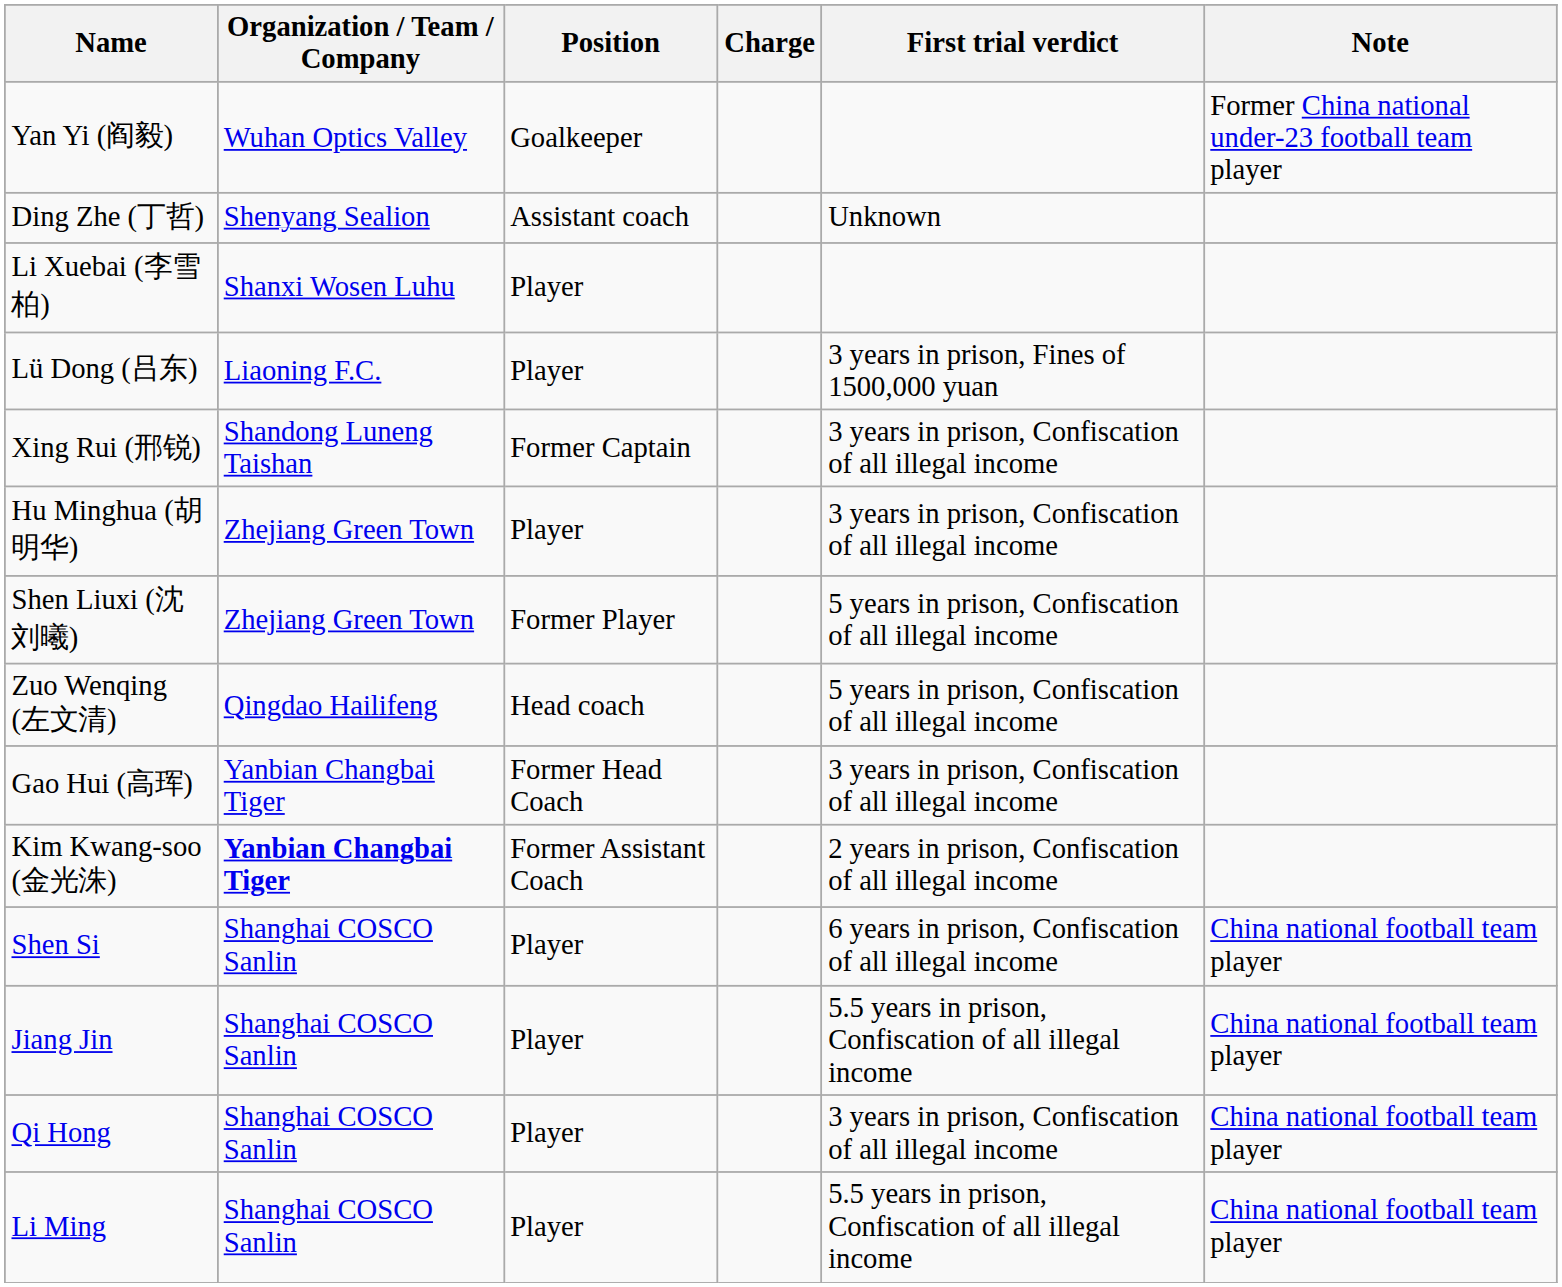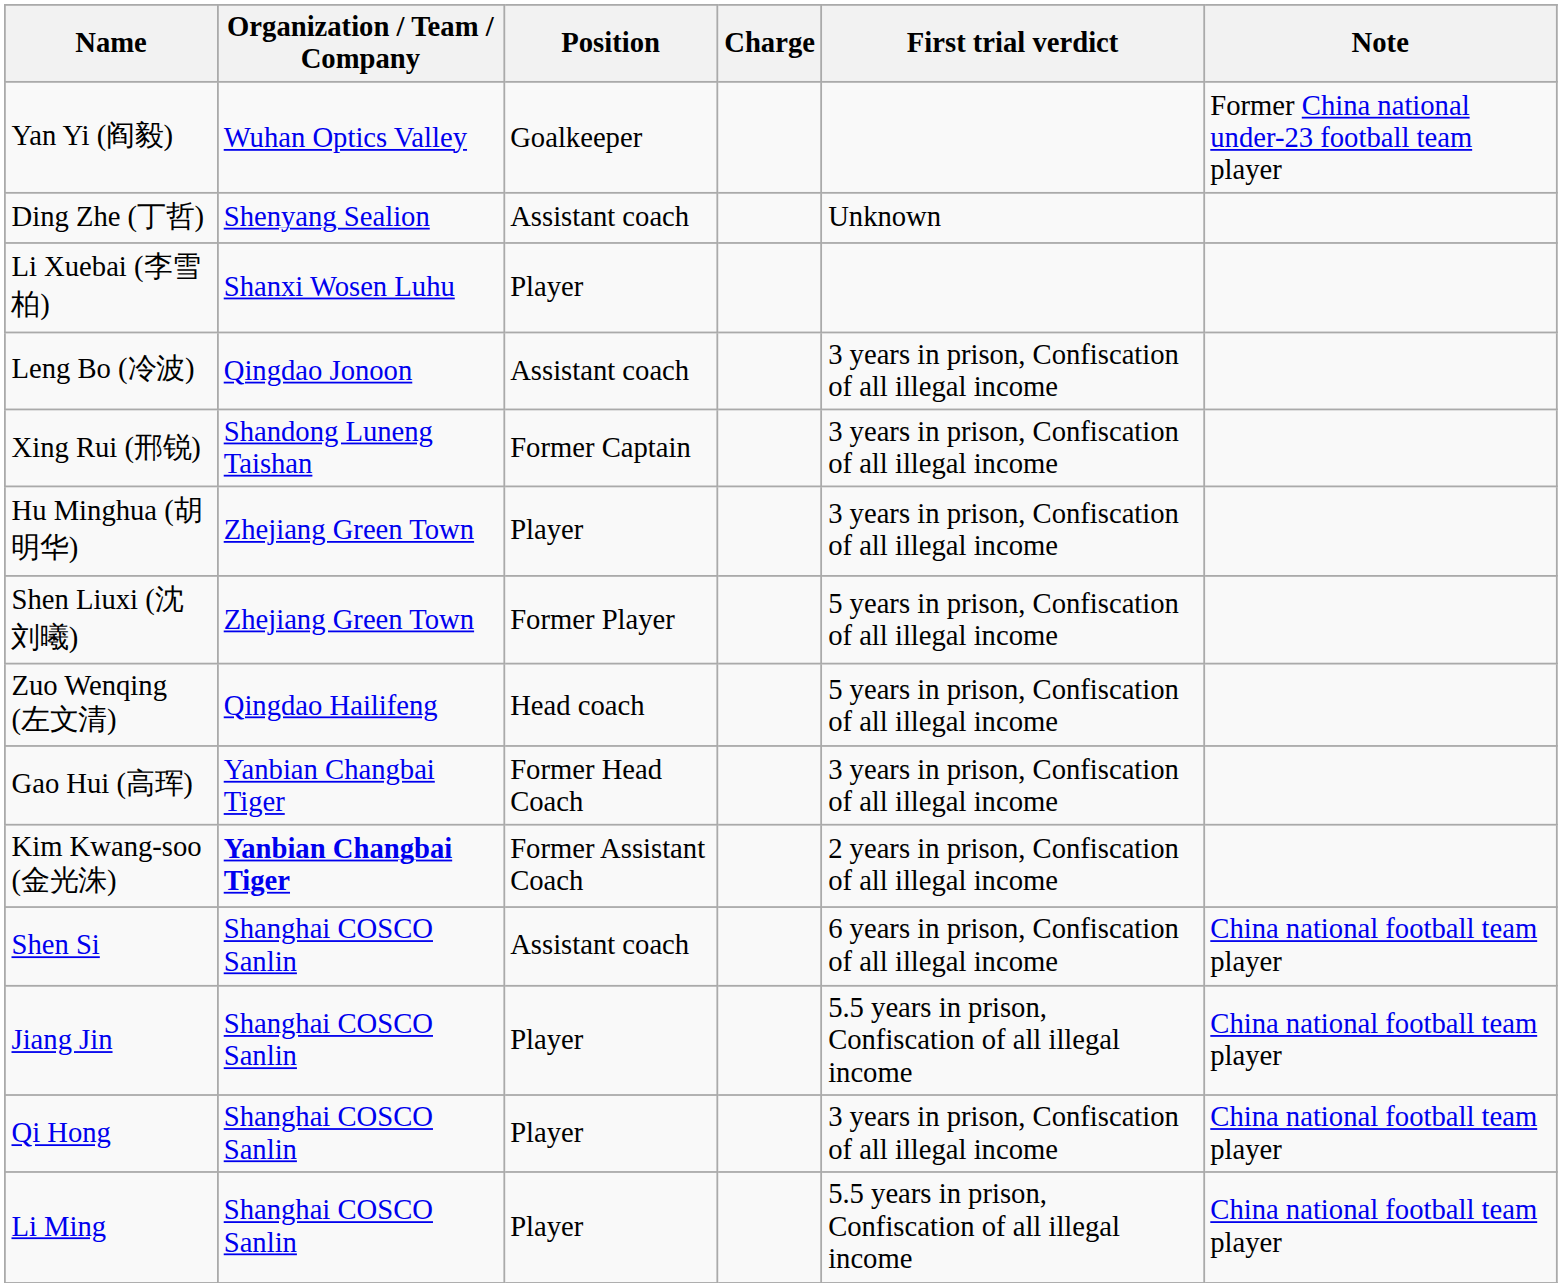- row: (105, 369)
+ row: (103, 369)
(547, 945) Player -> (600, 945) Assistant coach
